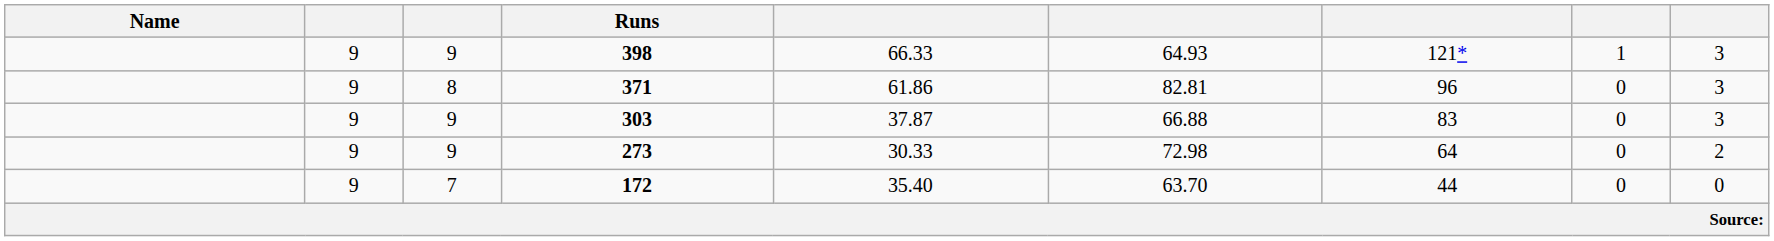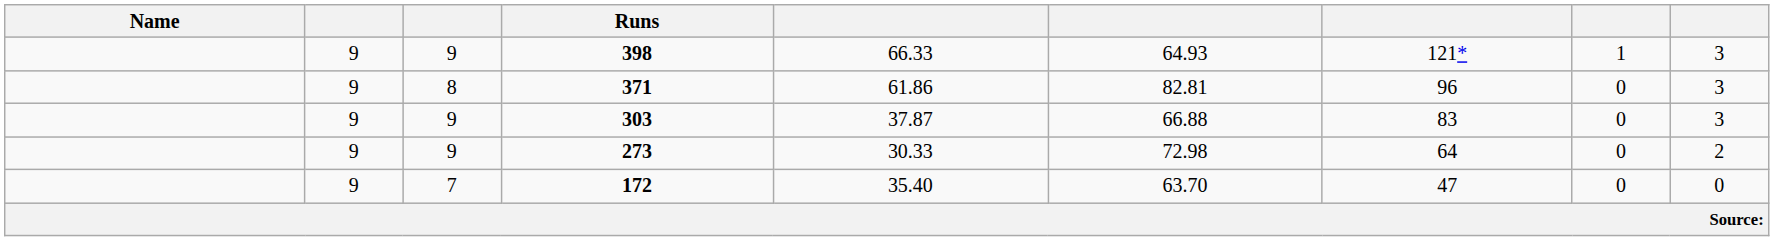(1447, 185) 44 -> (1447, 185) 47
